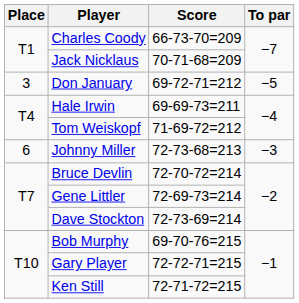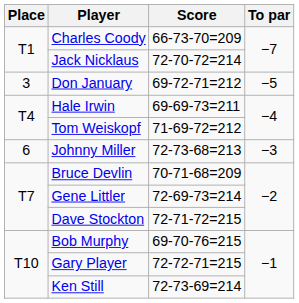(197, 60) 70-71-68=209 -> (197, 60) 72-70-72=214
(197, 173) 72-70-72=214 -> (197, 173) 70-71-68=209
(197, 219) 72-73-69=214 -> (197, 219) 72-71-72=215
(197, 286) 72-71-72=215 -> (197, 286) 72-73-69=214
